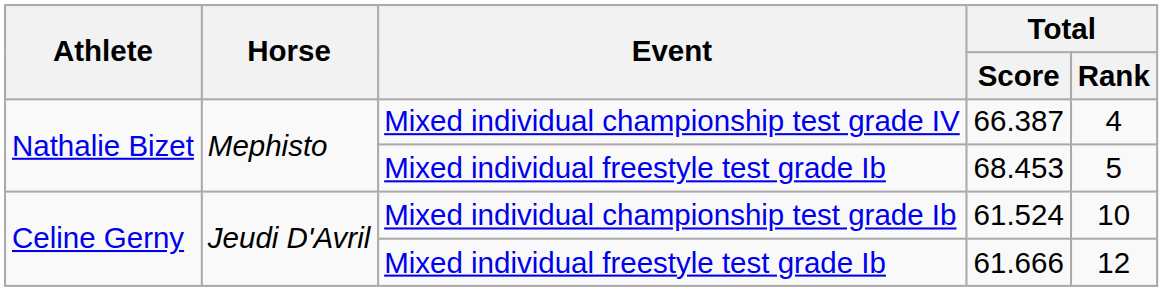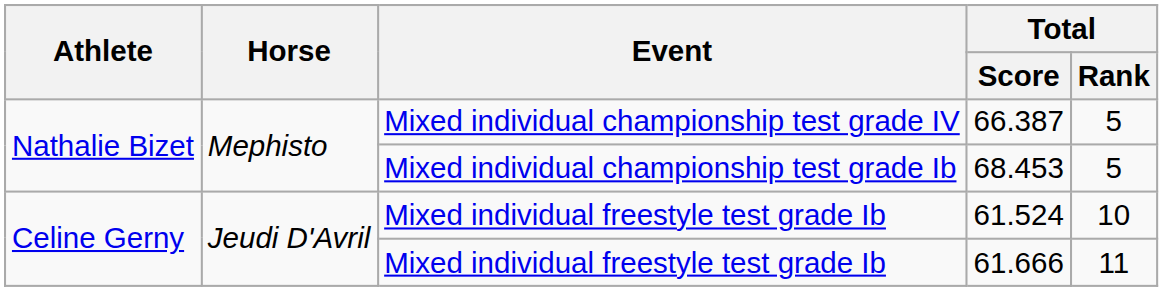(1114, 122) 4 -> (1114, 122) 5
(635, 169) Mixed individual freestyle test grade Ib -> (670, 169) Mixed individual championship test grade Ib
(670, 215) Mixed individual championship test grade Ib -> (635, 215) Mixed individual freestyle test grade Ib
(1114, 262) 12 -> (1114, 262) 11
